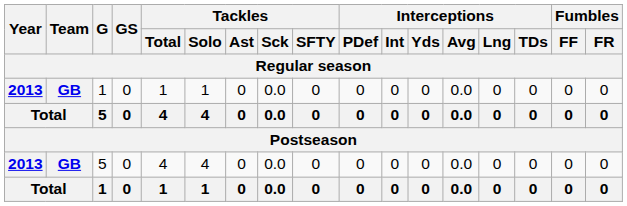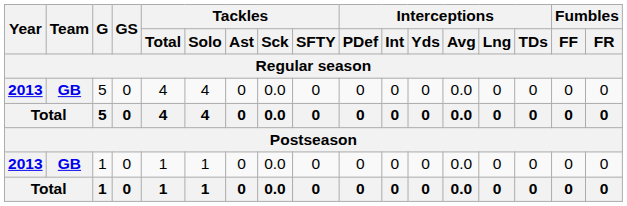rows swapped: (25, 164) <-> (25, 90)
